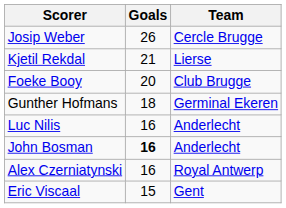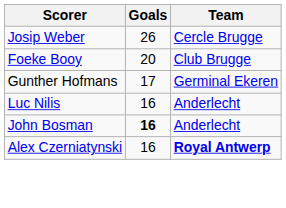- row: (46, 59)
(148, 103) 18 -> (148, 81) 17
(219, 170) normal -> (222, 147) bold
- row: (44, 192)
